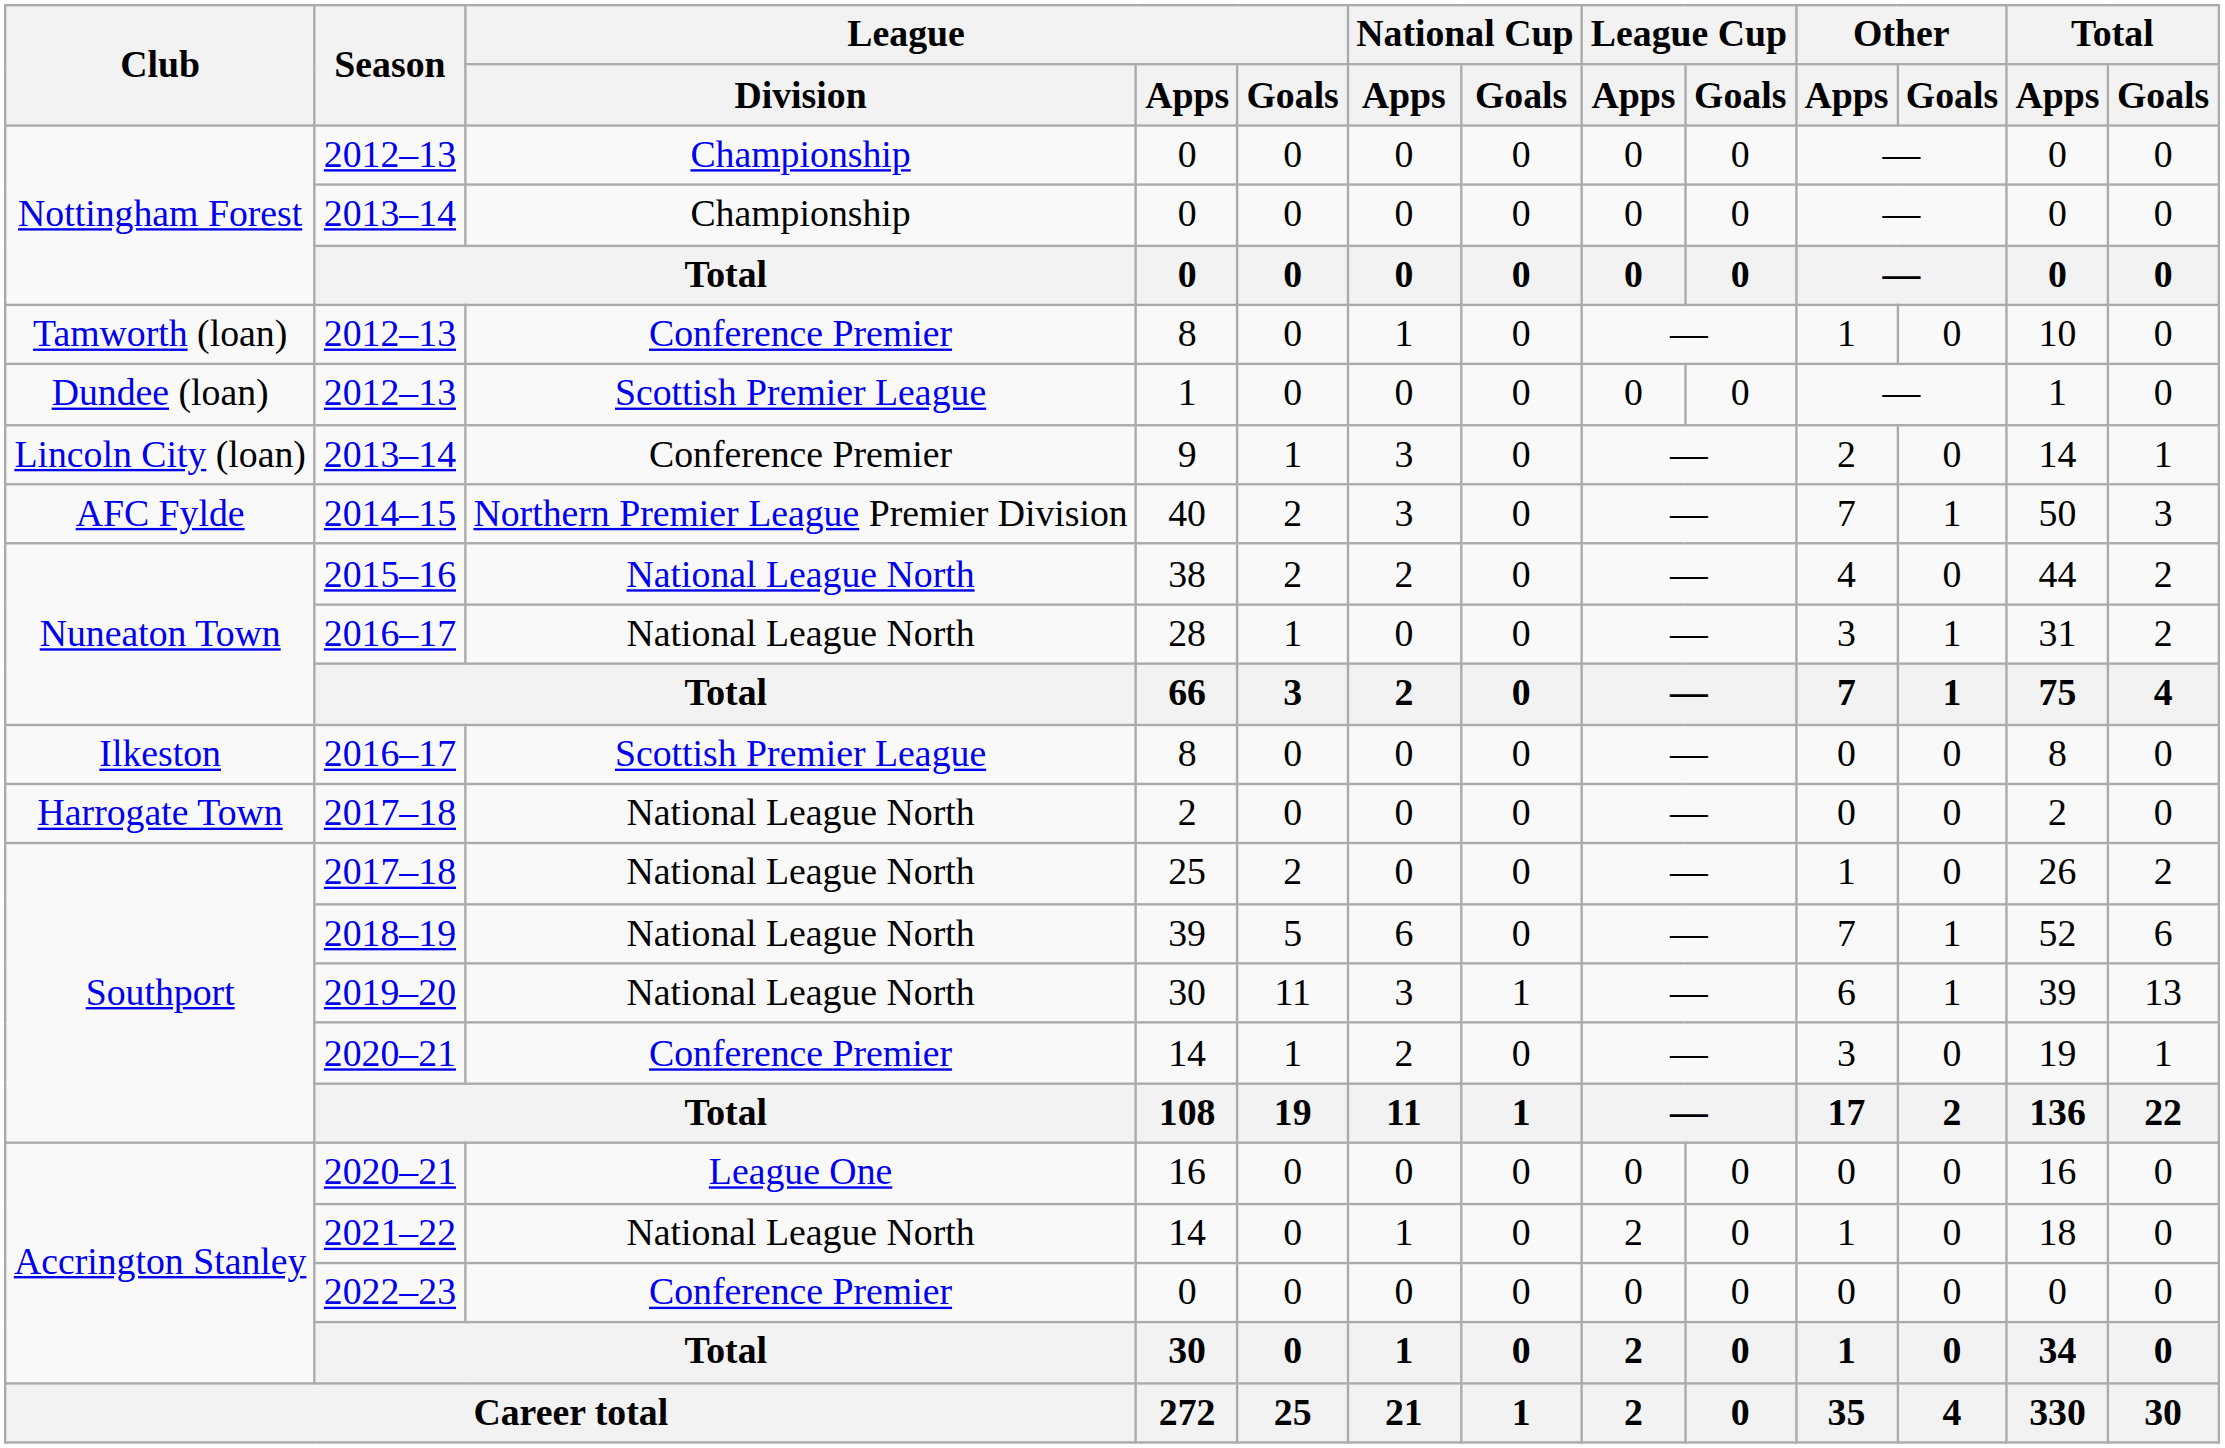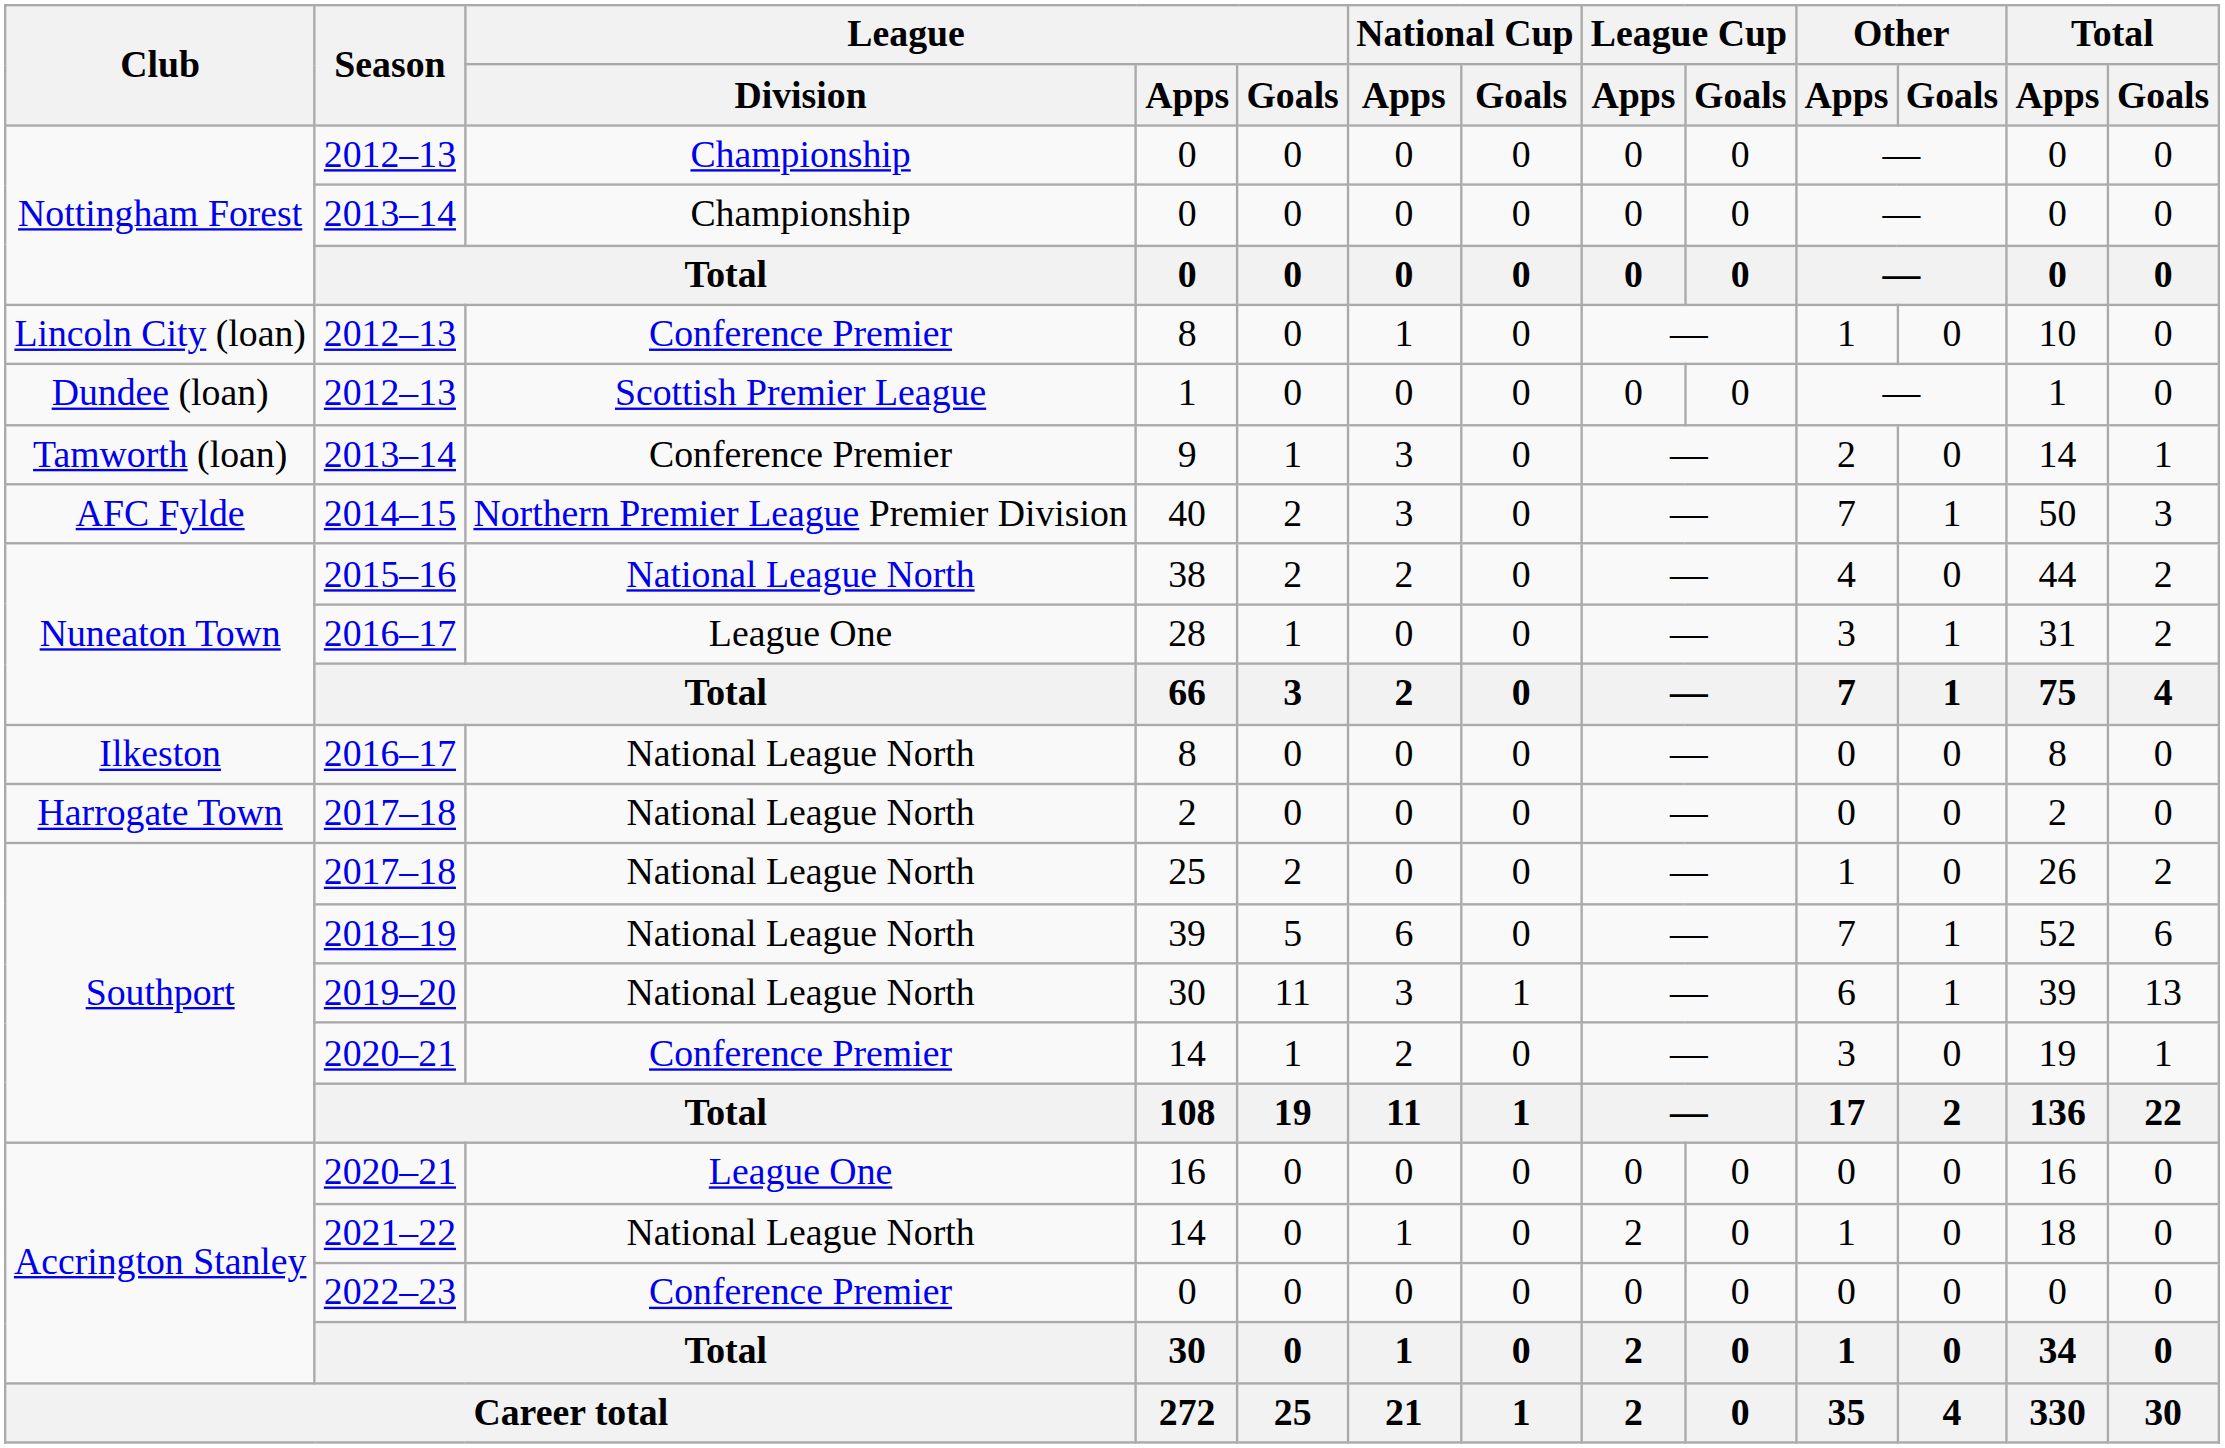(160, 333) Tamworth (loan) -> (160, 333) Lincoln City (loan)
(160, 453) Lincoln City (loan) -> (160, 453) Tamworth (loan)
(801, 633) National League North -> (801, 633) League One
(801, 753) Scottish Premier League -> (801, 753) National League North
